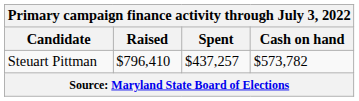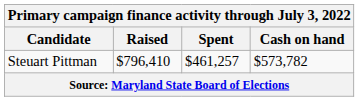(212, 61) $437,257 -> (212, 61) $461,257
